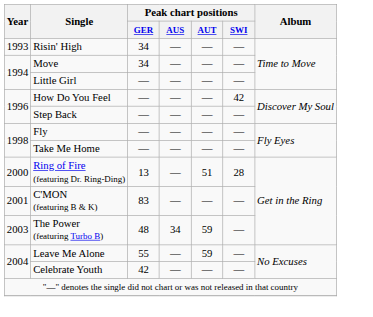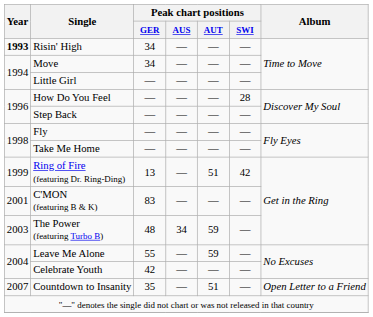(18, 47) normal -> (18, 47) bold
(239, 98) 42 -> (245, 98) 28
(18, 172) 2000 -> (18, 172) 1999
(239, 172) 28 -> (245, 172) 42
+ row: (82, 287)
